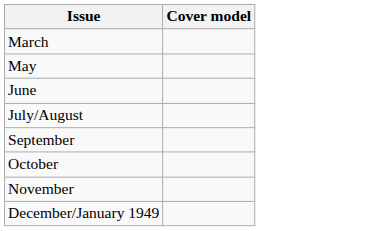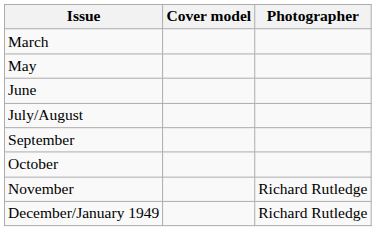+ column: (313, 16)
